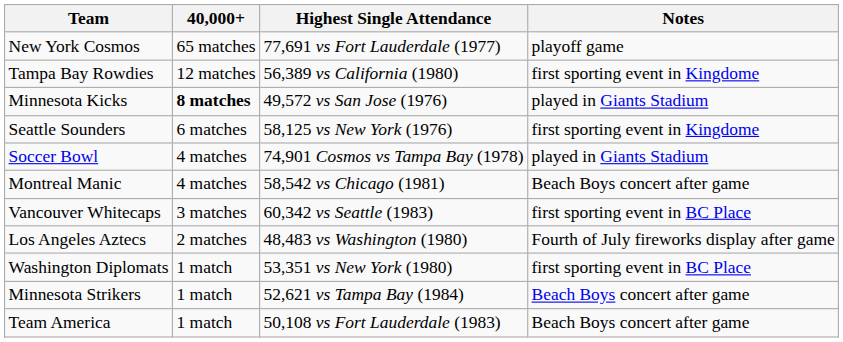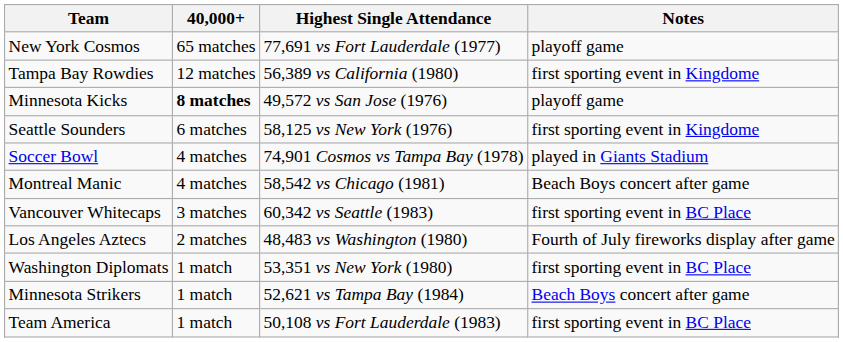(620, 101) played in Giants Stadium -> (578, 101) playoff game
(640, 322) Beach Boys concert after game -> (641, 322) first sporting event in BC Place
